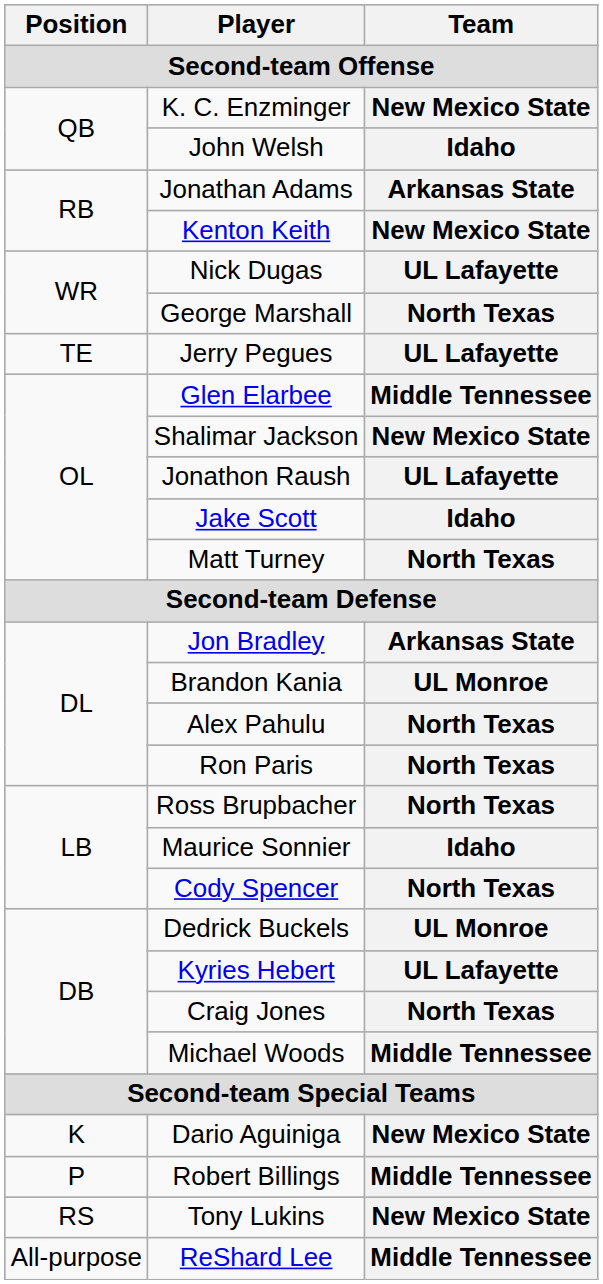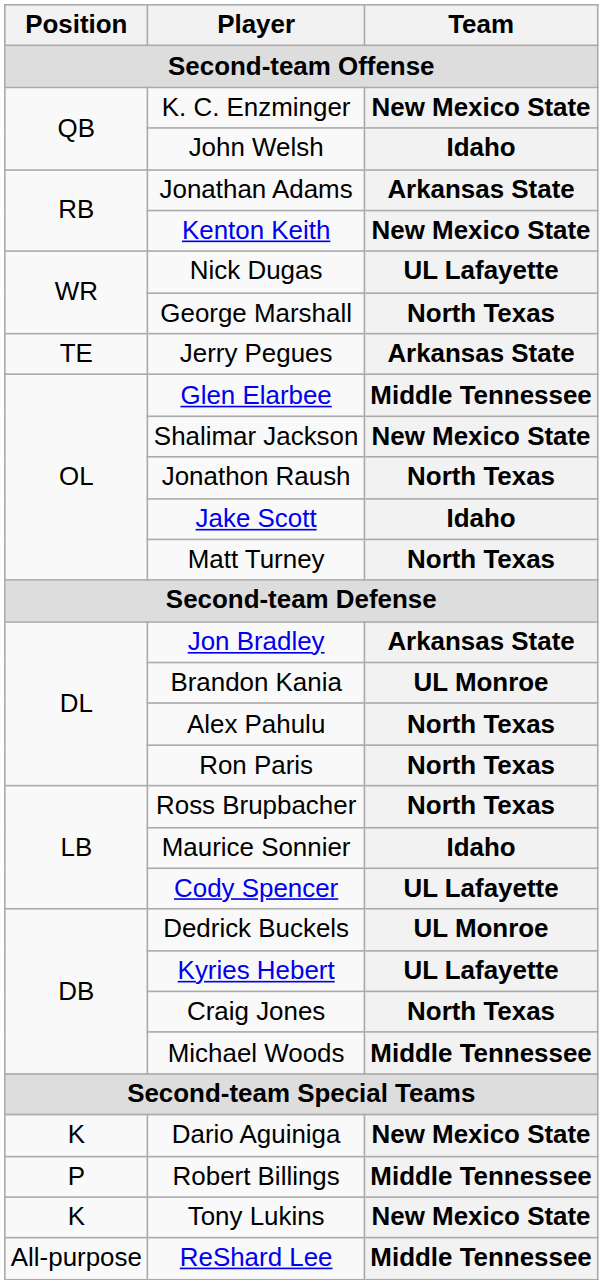(481, 353) UL Lafayette -> (481, 353) Arkansas State
(481, 477) UL Lafayette -> (481, 477) North Texas
(481, 888) North Texas -> (481, 888) UL Lafayette
(76, 1217) RS -> (76, 1217) K
